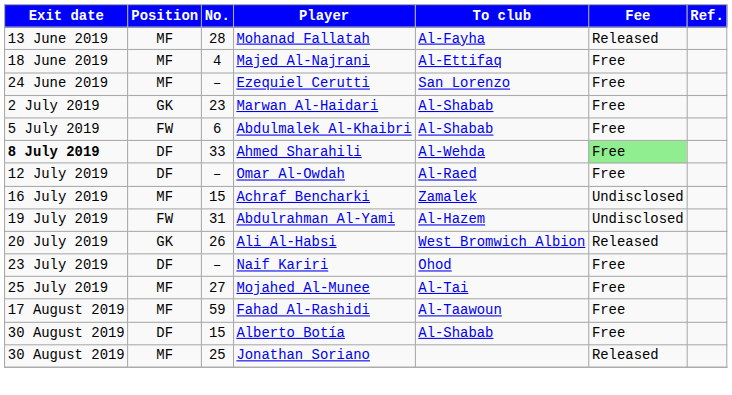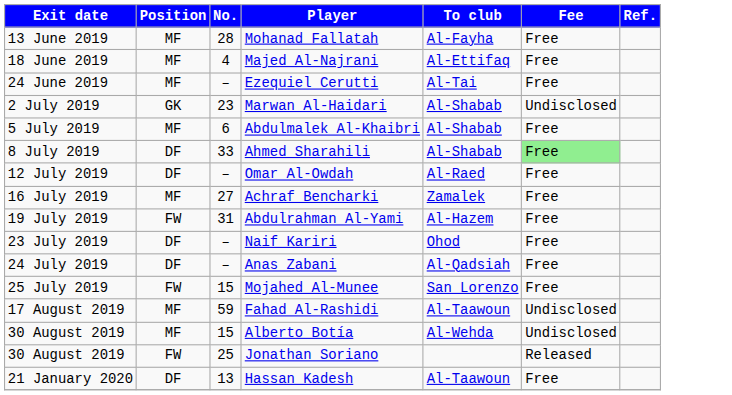(625, 39) Released -> (542, 39) Free
(464, 84) San Lorenzo -> (452, 84) Al-Tai
(609, 107) Free -> (571, 107) Undisclosed
(165, 129) FW -> (173, 129) MF
(54, 152) bold -> (54, 152) normal
(452, 152) Al-Wehda -> (464, 152) Al-Shabab
(217, 197) 15 -> (226, 197) 27
(638, 197) Undisclosed -> (542, 197) Free
(638, 220) Undisclosed -> (542, 220) Free
- row: (286, 243)
+ row: (291, 265)
(165, 288) MF -> (173, 288) FW
(217, 288) 27 -> (226, 288) 15
(443, 288) Al-Tai -> (473, 288) San Lorenzo
(609, 311) Free -> (571, 311) Undisclosed
(165, 333) DF -> (173, 333) MF
(456, 333) Al-Shabab -> (460, 333) Al-Wehda
(609, 333) Free -> (571, 333) Undisclosed
(165, 356) MF -> (173, 356) FW
+ row: (299, 379)
